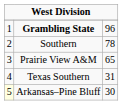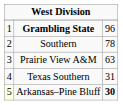(110, 60) 65 -> (110, 60) 63
(110, 92) normal -> (110, 92) bold
